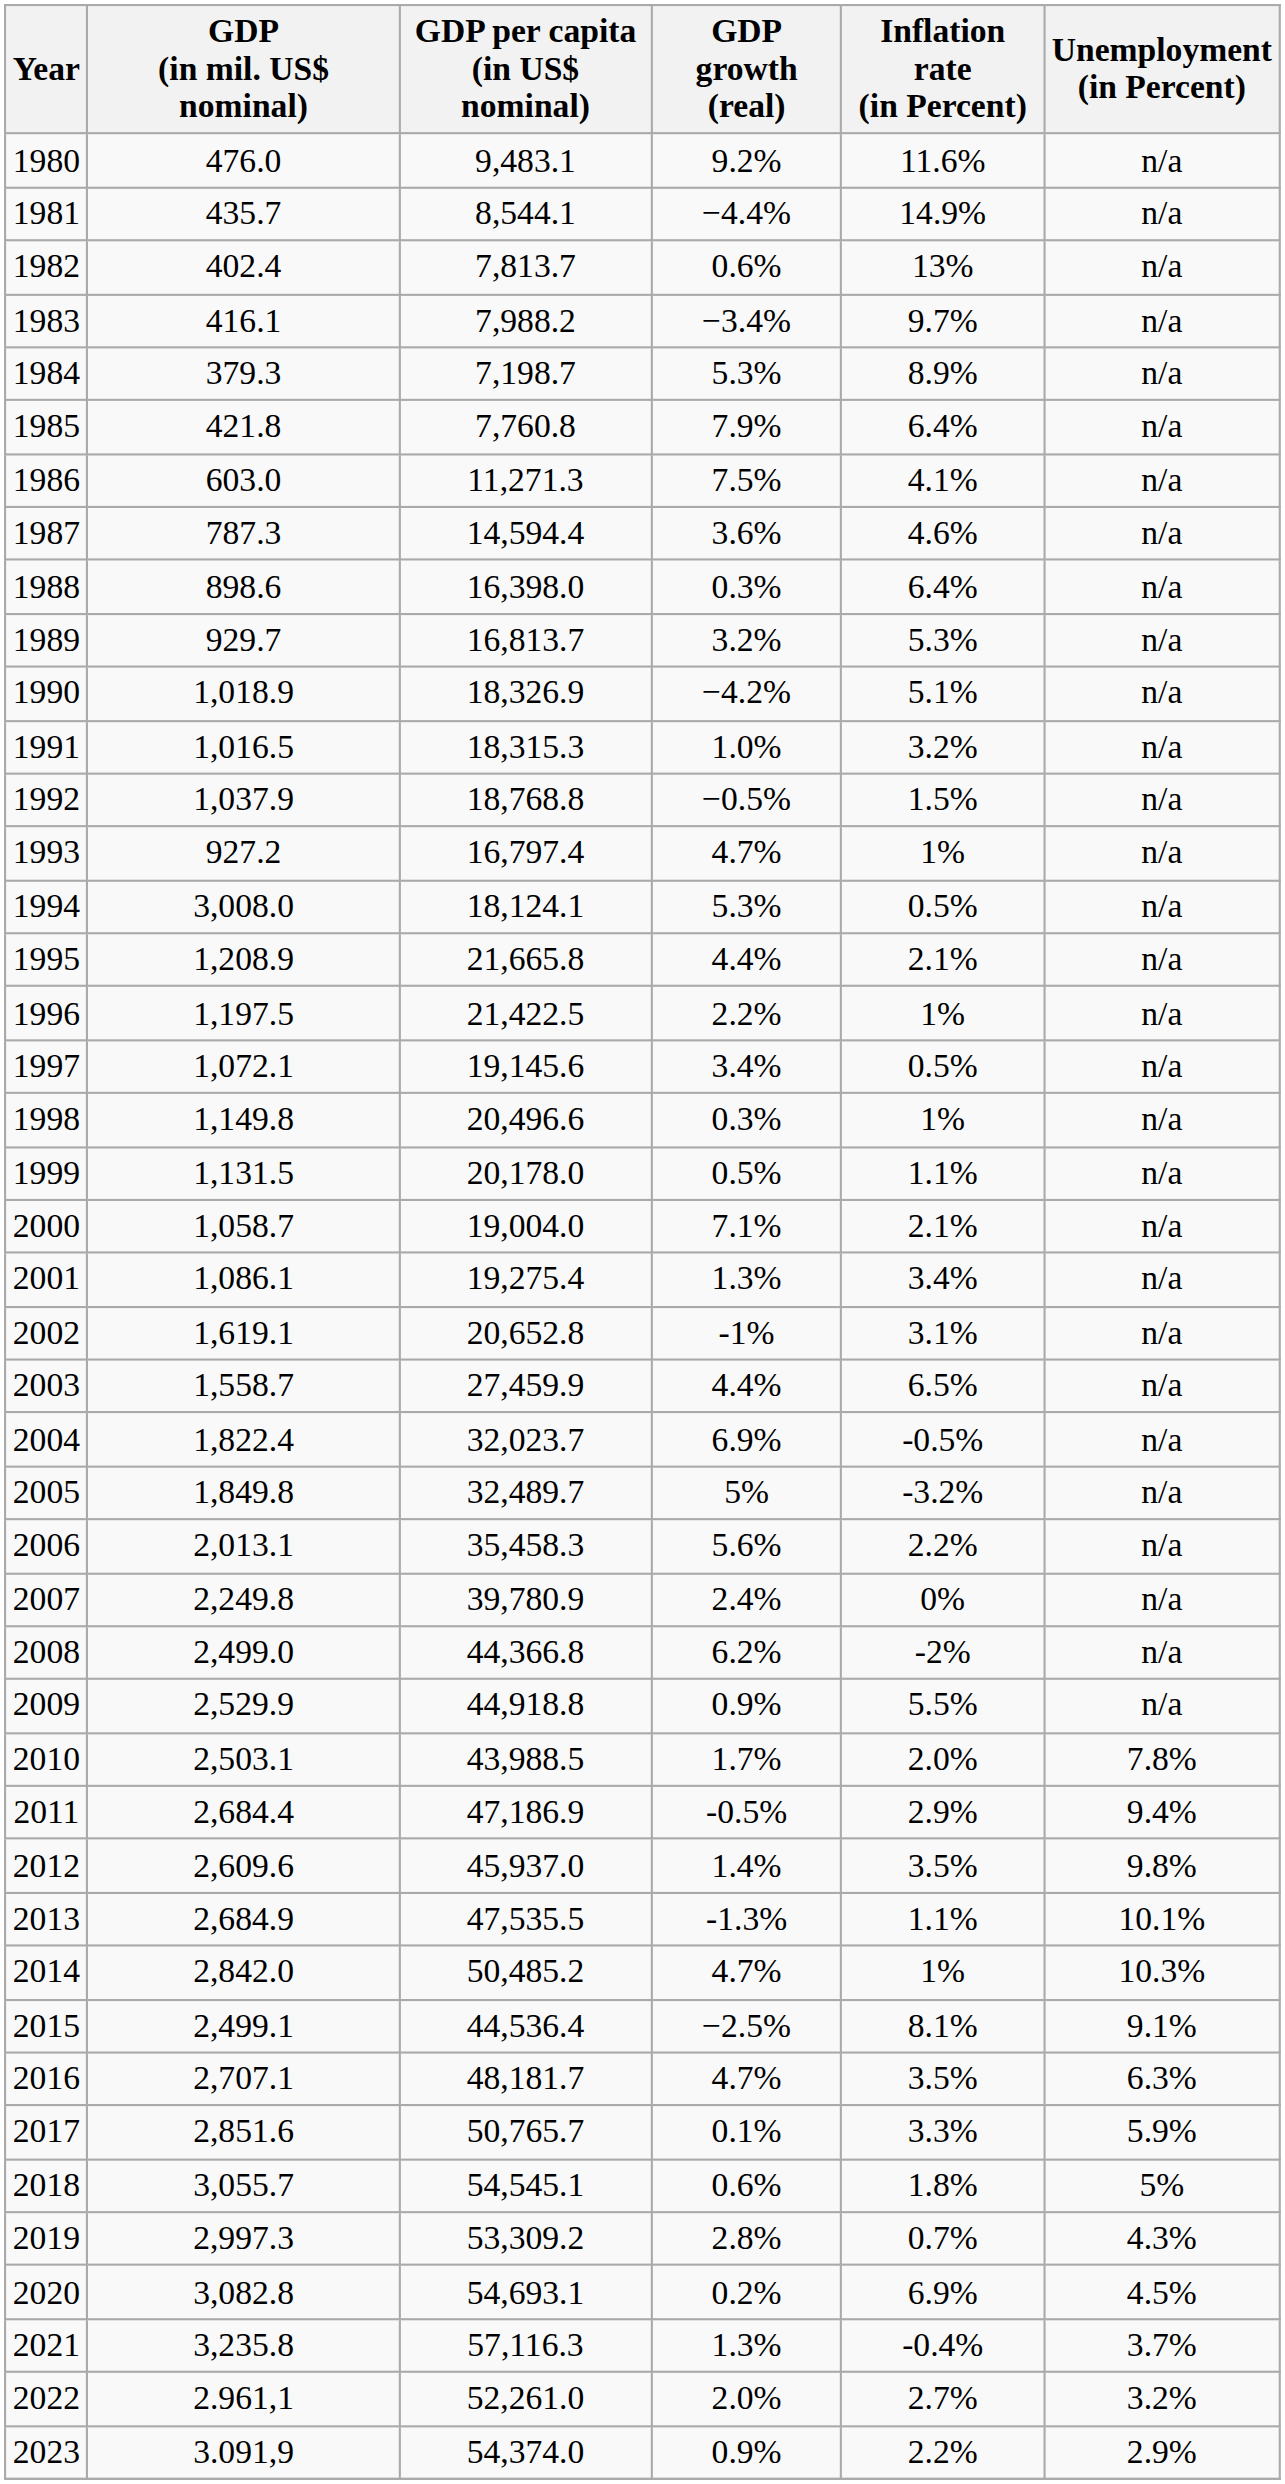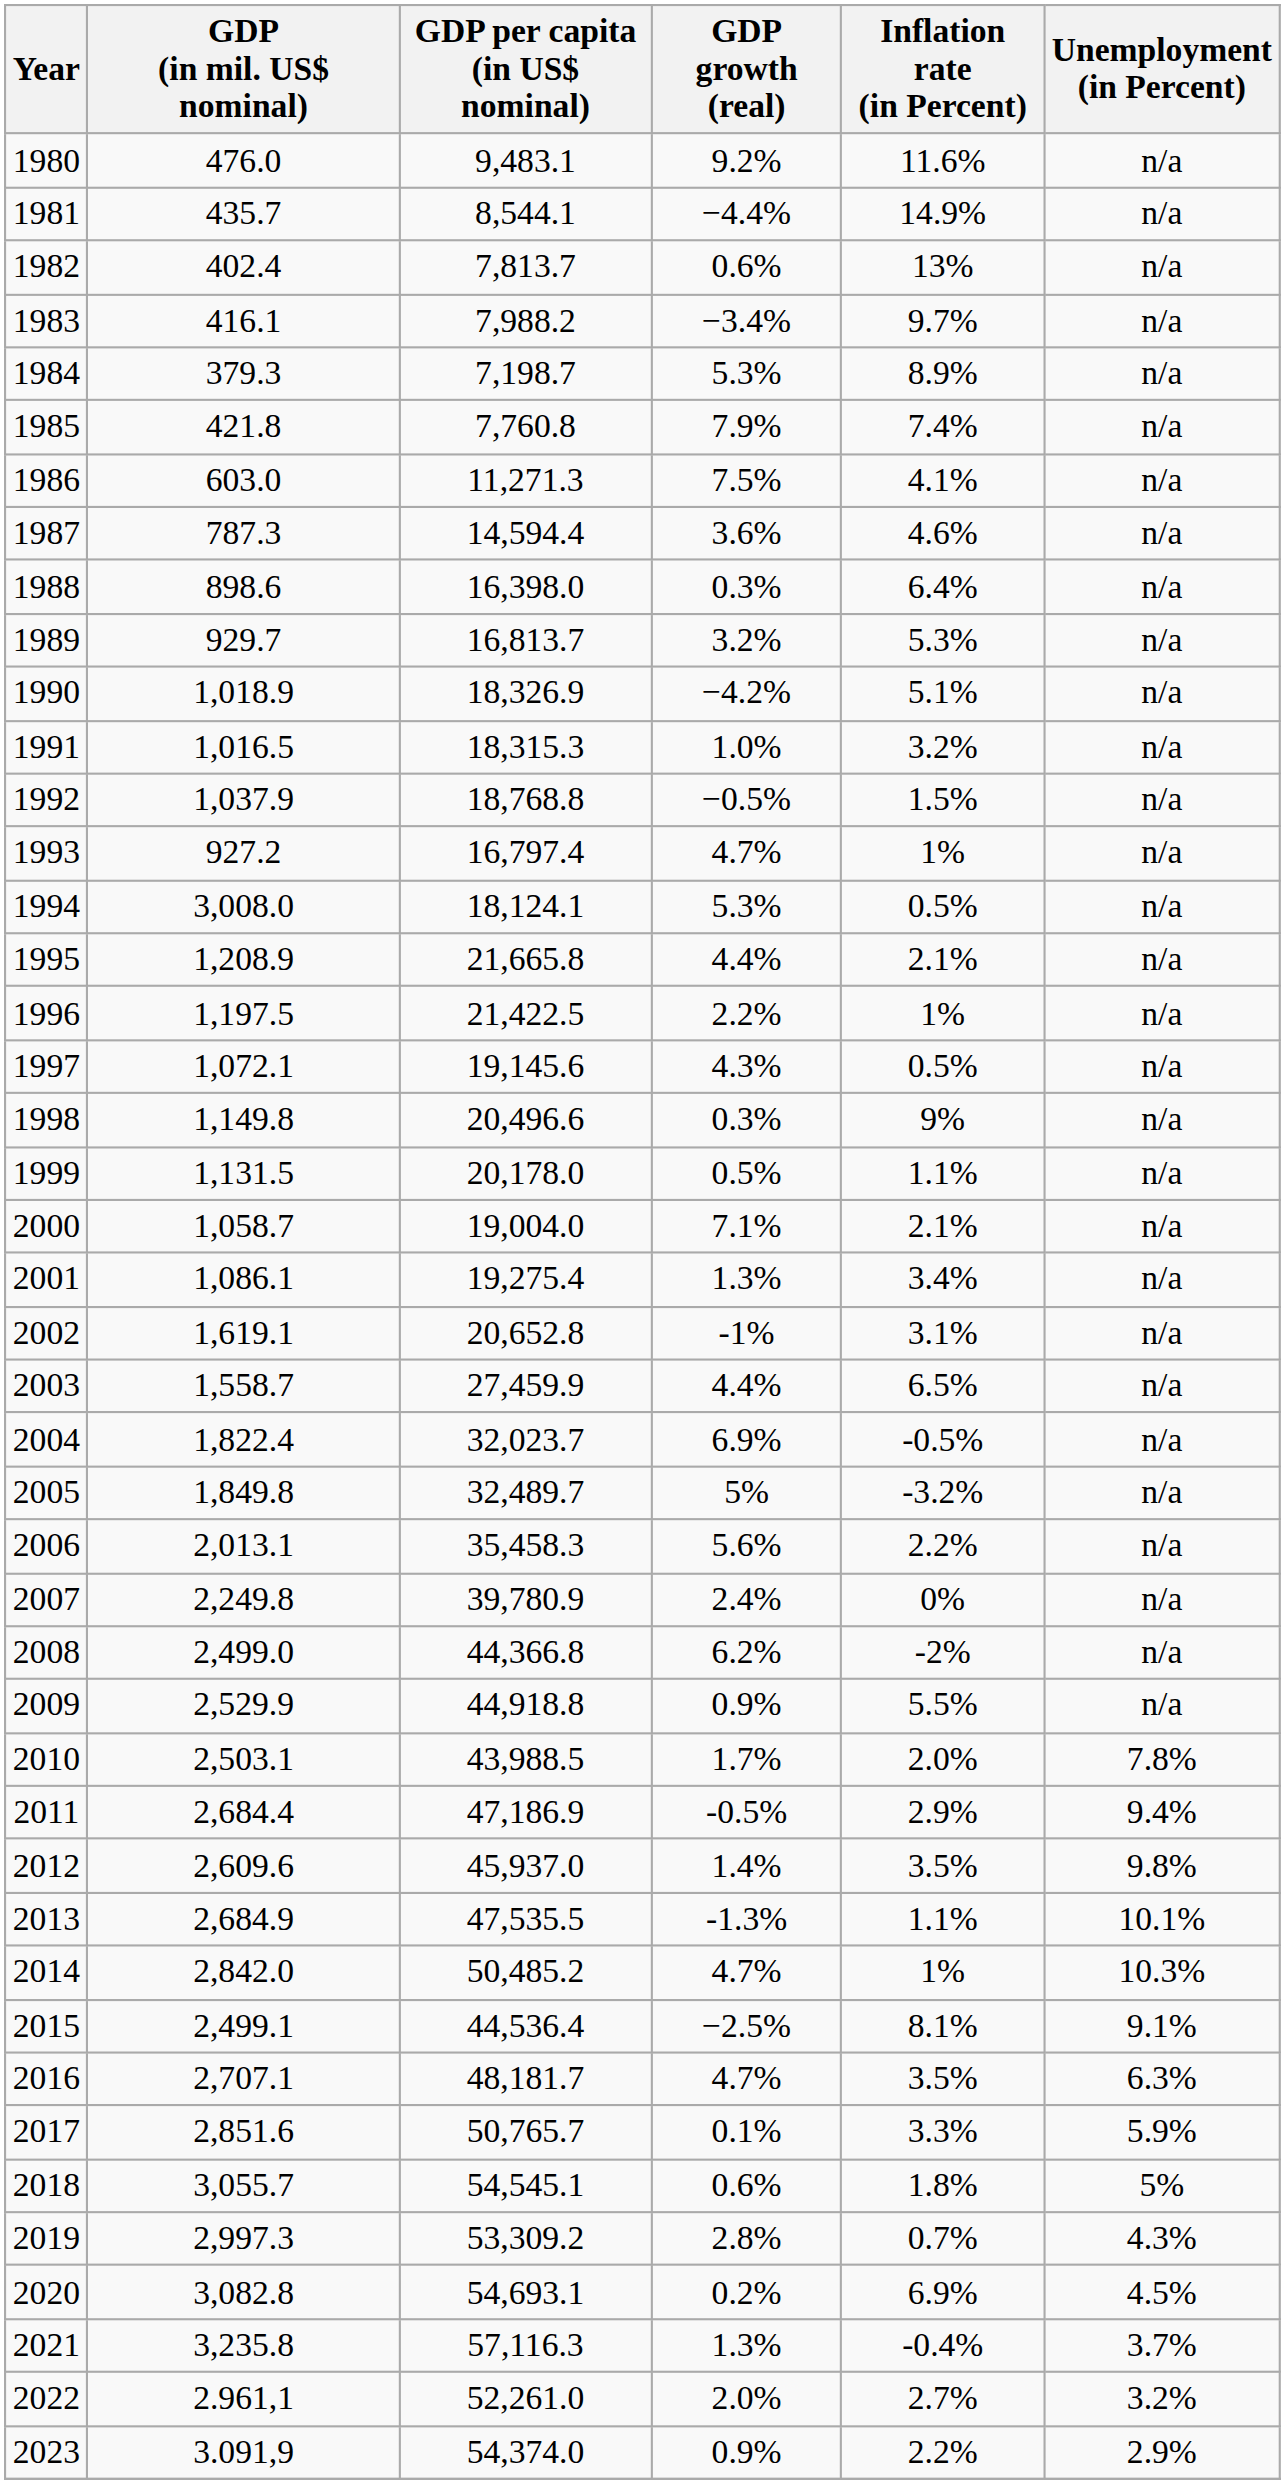(943, 426) 6.4% -> (943, 426) 7.4%
(747, 1065) 3.4% -> (747, 1065) 4.3%
(943, 1119) 1% -> (943, 1119) 9%
